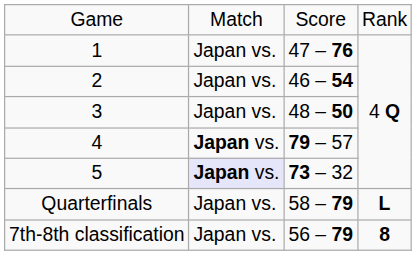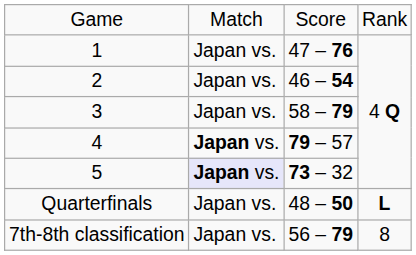(321, 111) 48 – 50 -> (321, 111) 58 – 79
(321, 204) 58 – 79 -> (321, 204) 48 – 50
(385, 234) bold -> (385, 234) normal
